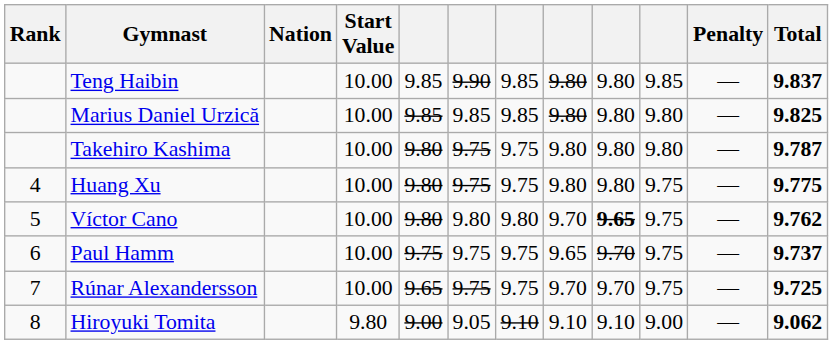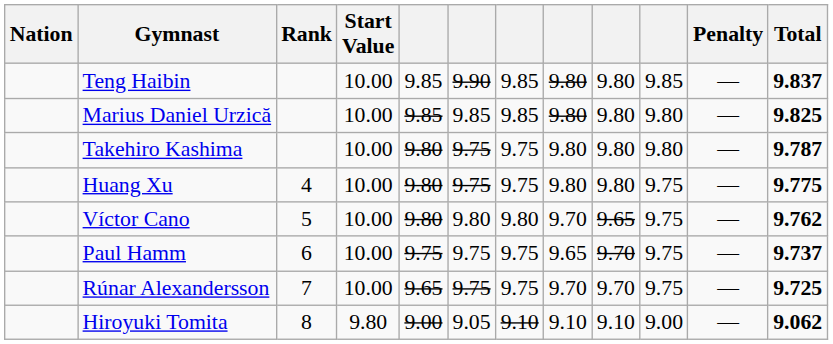columns swapped: (35, 33) <-> (301, 33)
(616, 218) bold -> (616, 218) normal
